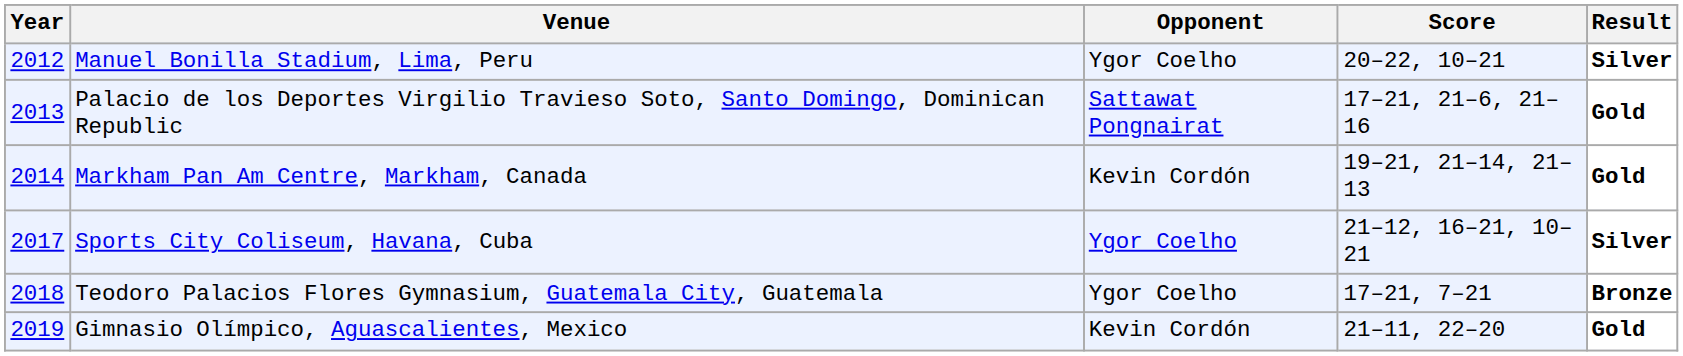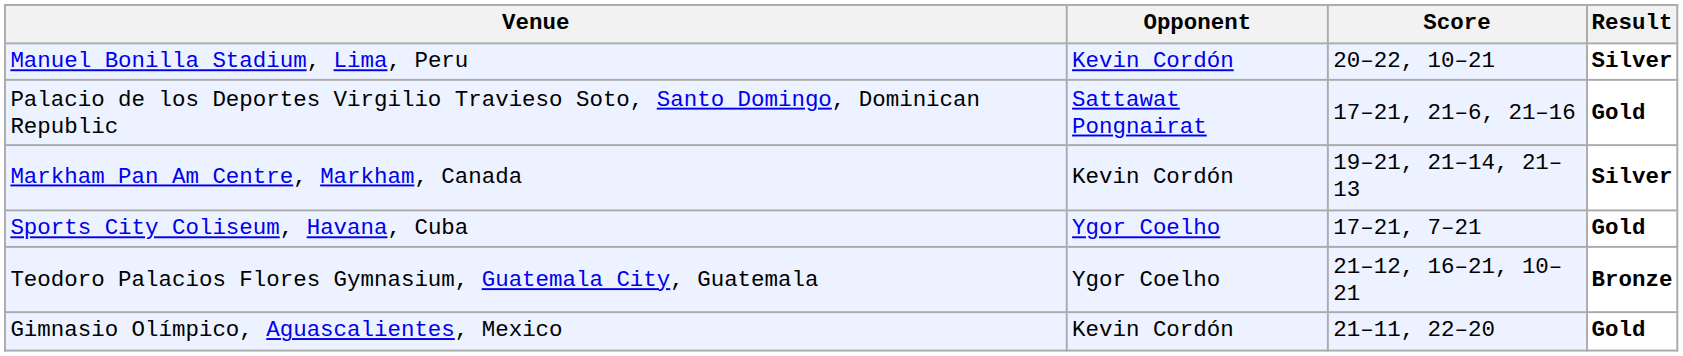- column: (37, 24)
(1163, 61) Ygor Coelho -> (1153, 61) Kevin Cordón
(1619, 177) Gold -> (1632, 177) Silver
(1458, 242) 21–12, 16–21, 10–21 -> (1407, 228) 17–21, 7–21
(1632, 242) Silver -> (1619, 228) Gold
(1418, 293) 17–21, 7–21 -> (1448, 279) 21–12, 16–21, 10–21
